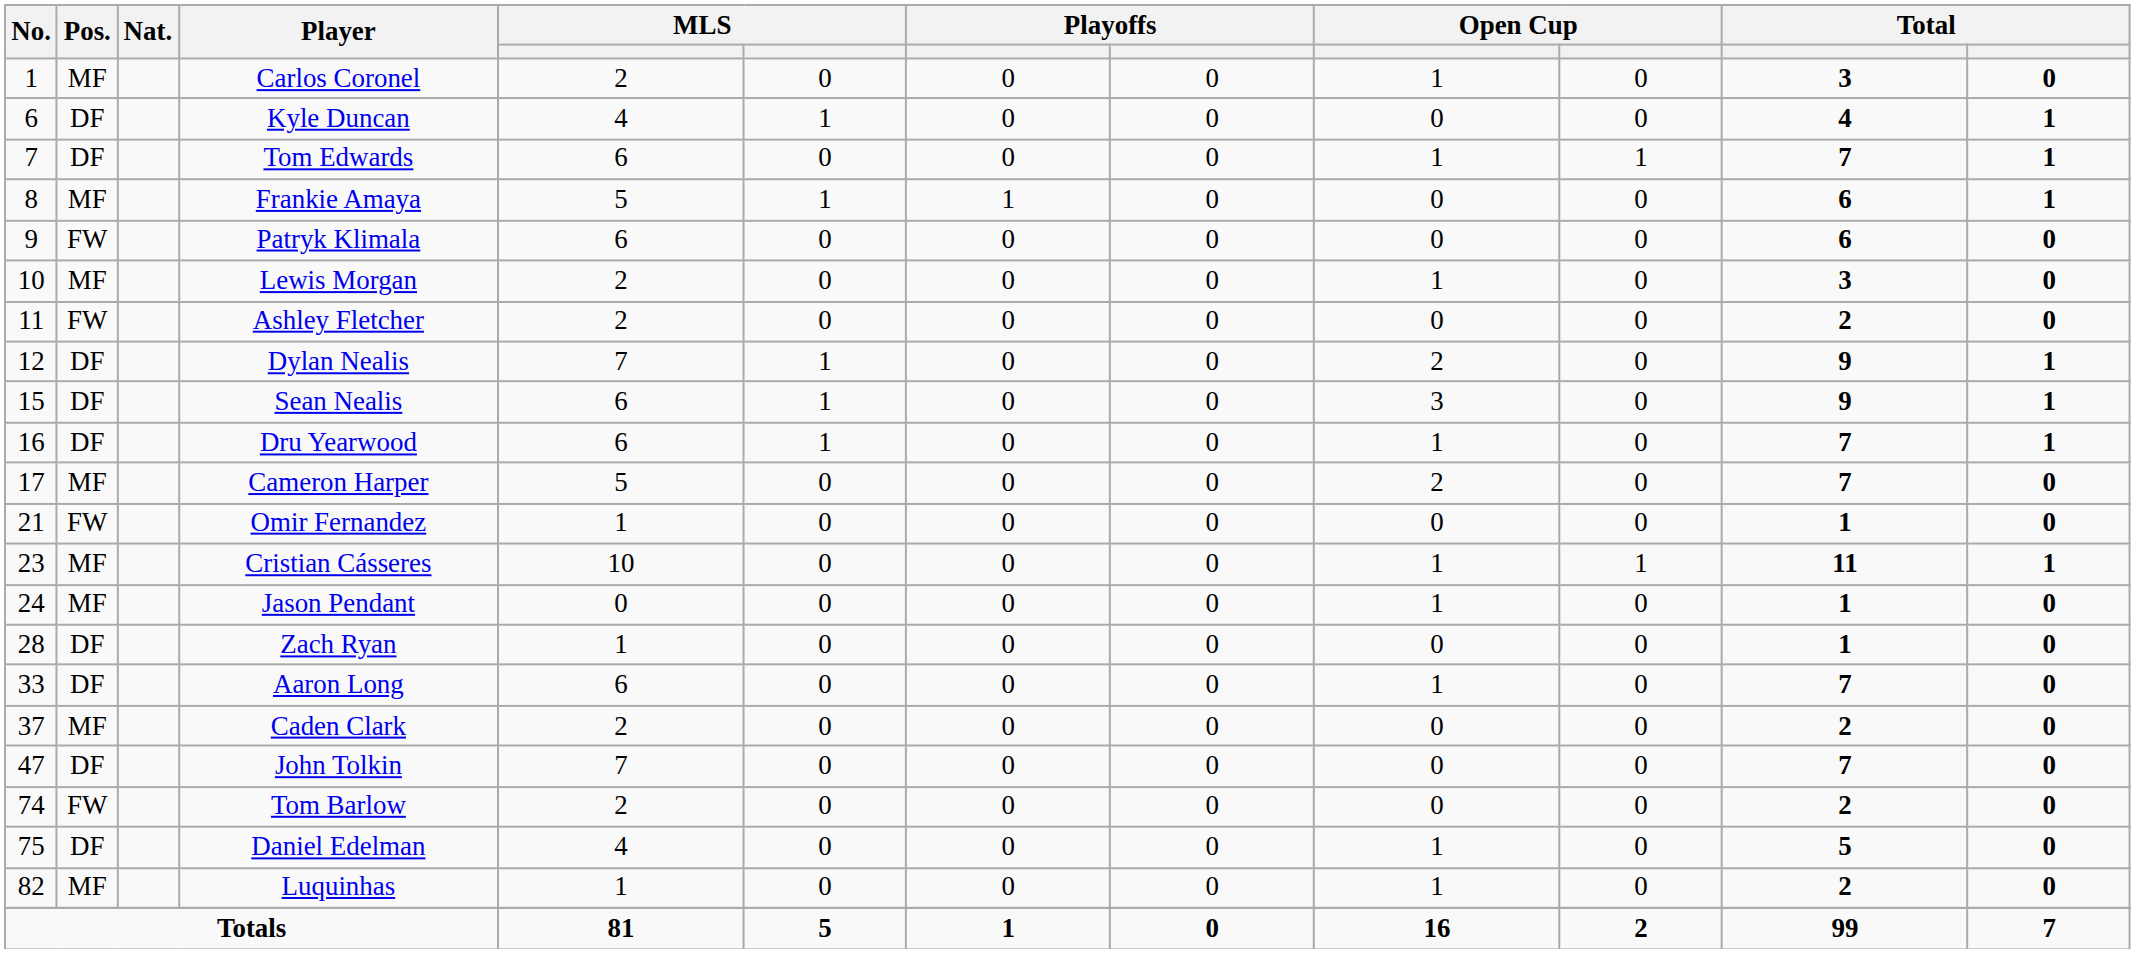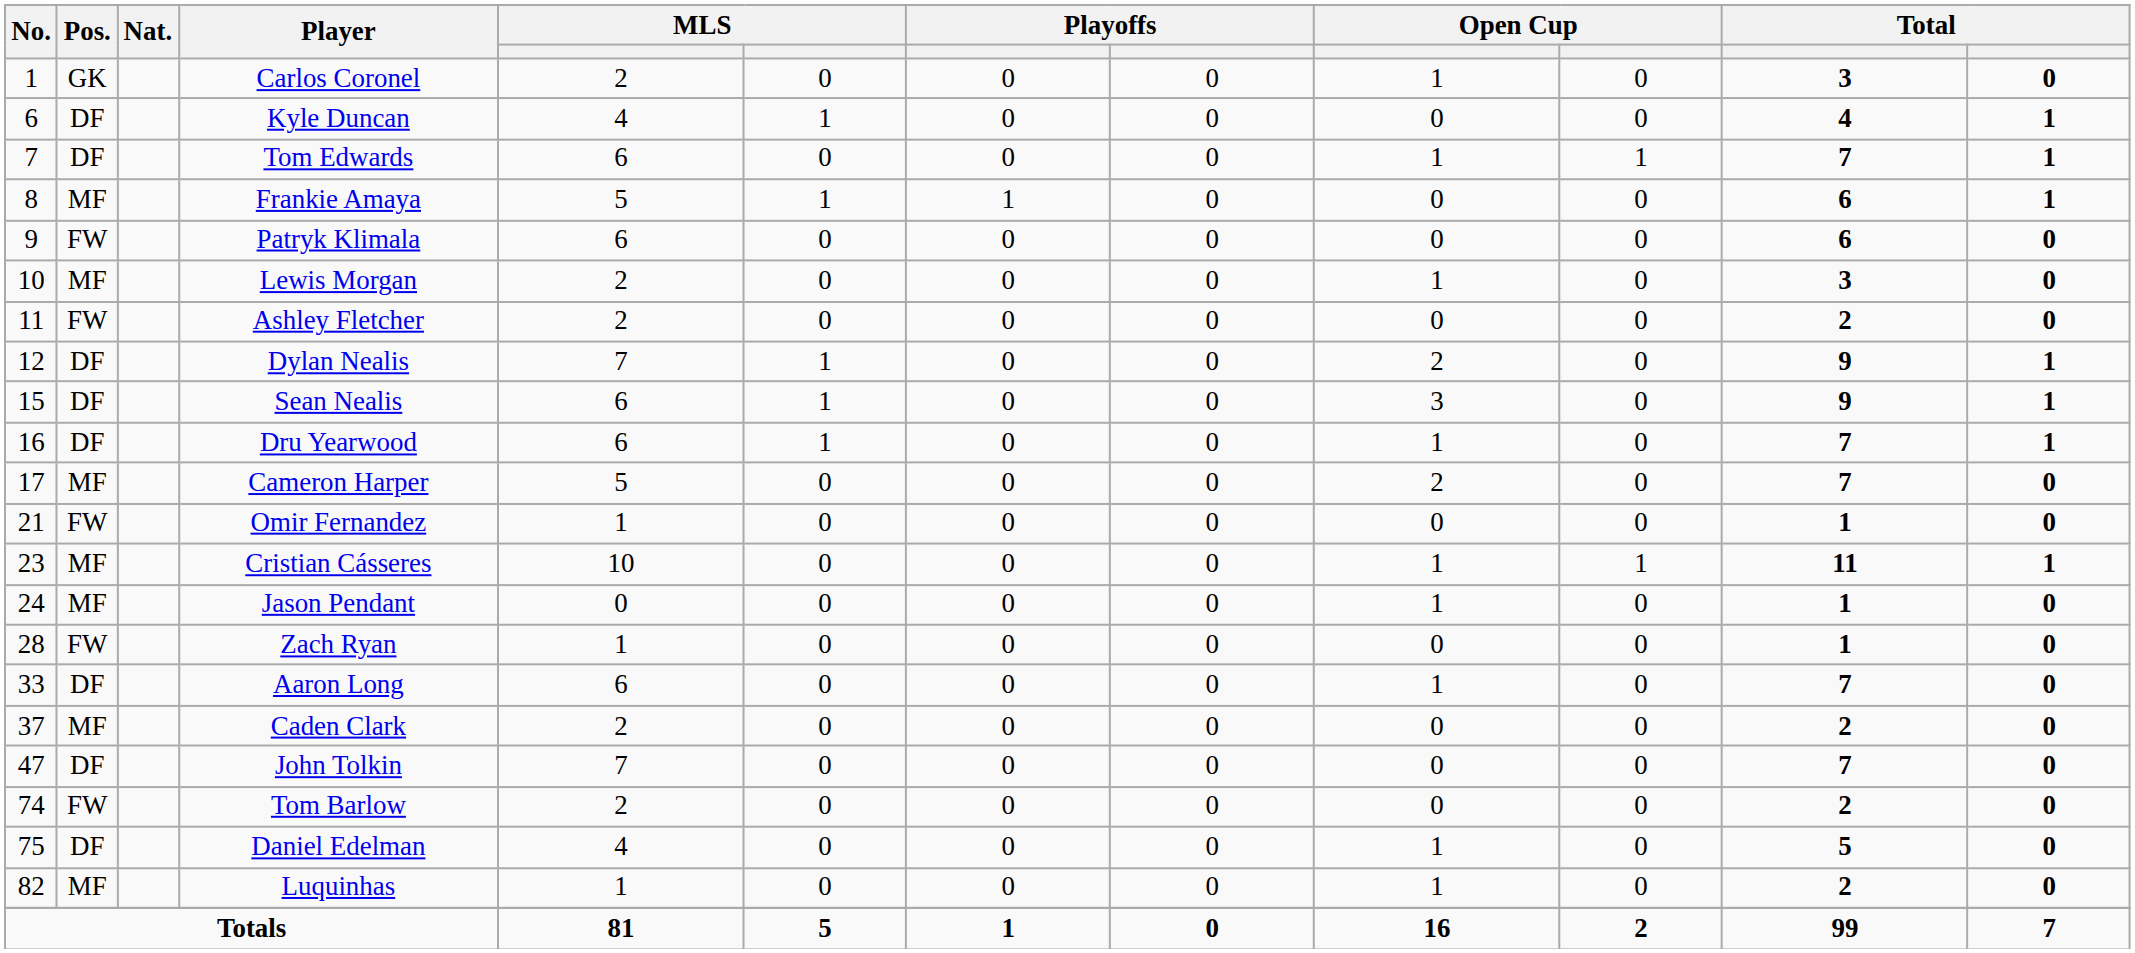(87, 77) MF -> (87, 77) GK
(87, 644) DF -> (87, 644) FW
